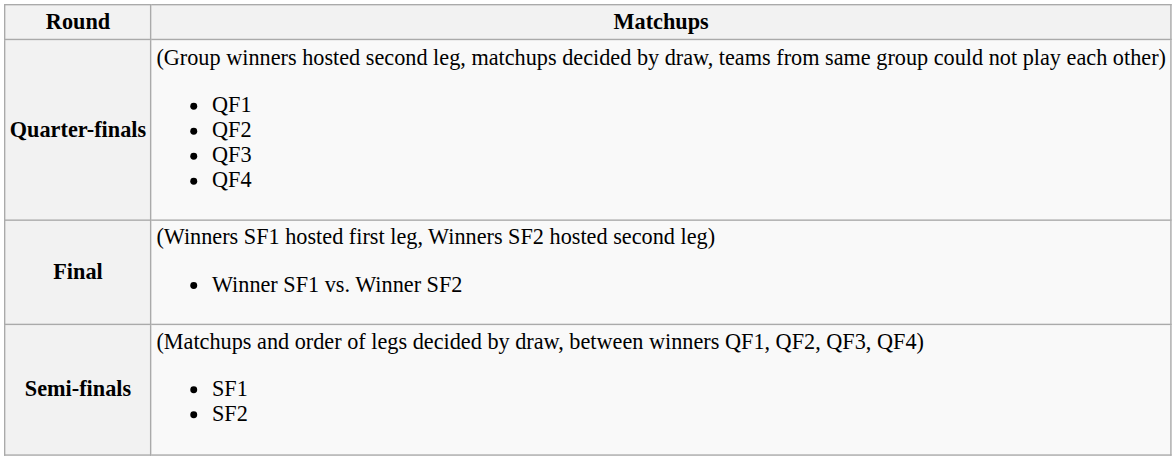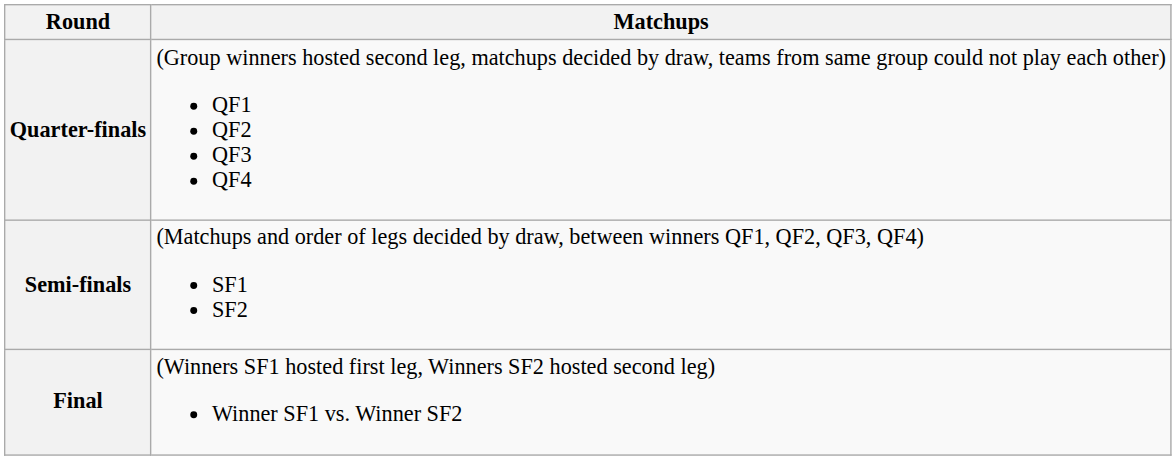rows swapped: (78, 389) <-> (78, 271)
